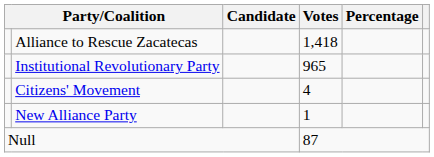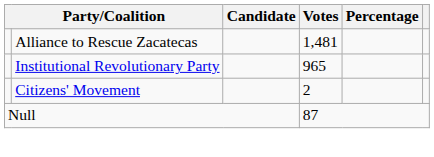(320, 41) 1,418 -> (320, 41) 1,481
(307, 90) 4 -> (307, 90) 2
- row: (76, 115)
